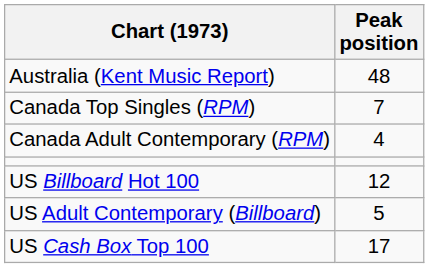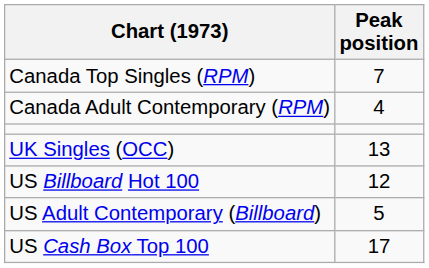- row: (142, 75)
+ row: (92, 149)
